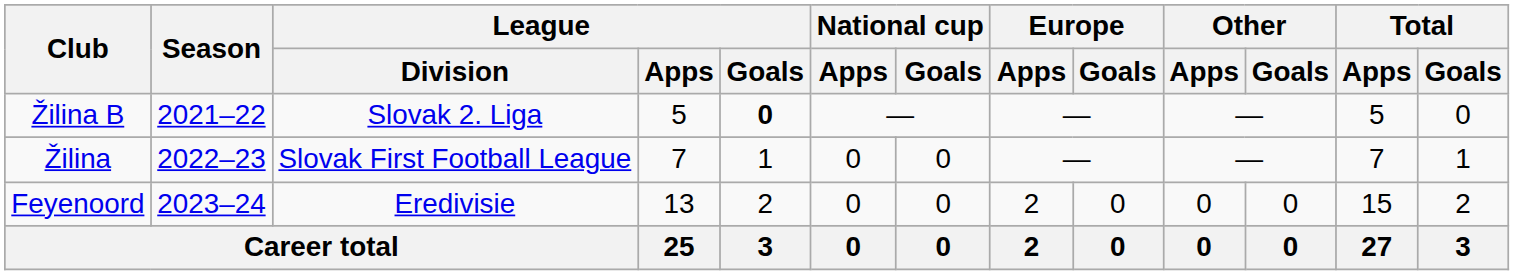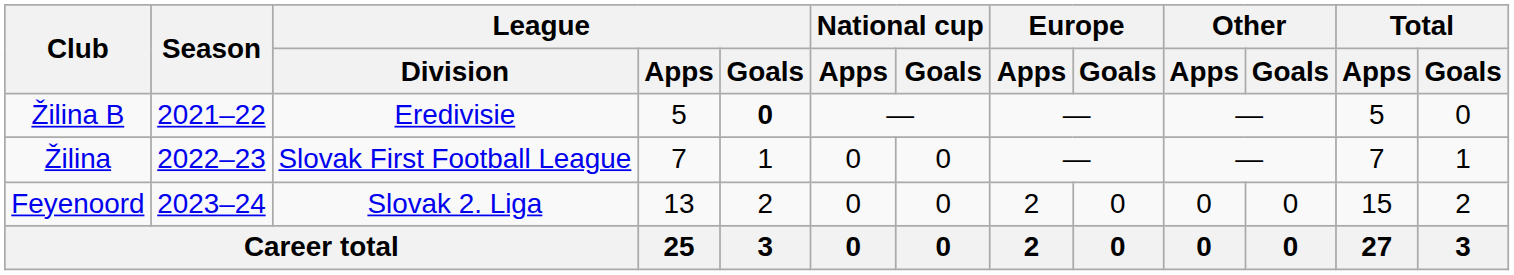(455, 114) Slovak 2. Liga -> (455, 114) Eredivisie
(455, 203) Eredivisie -> (455, 203) Slovak 2. Liga
